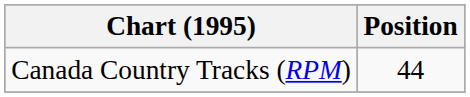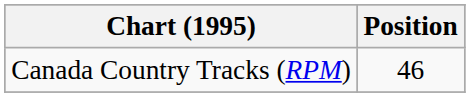(411, 69) 44 -> (411, 69) 46
